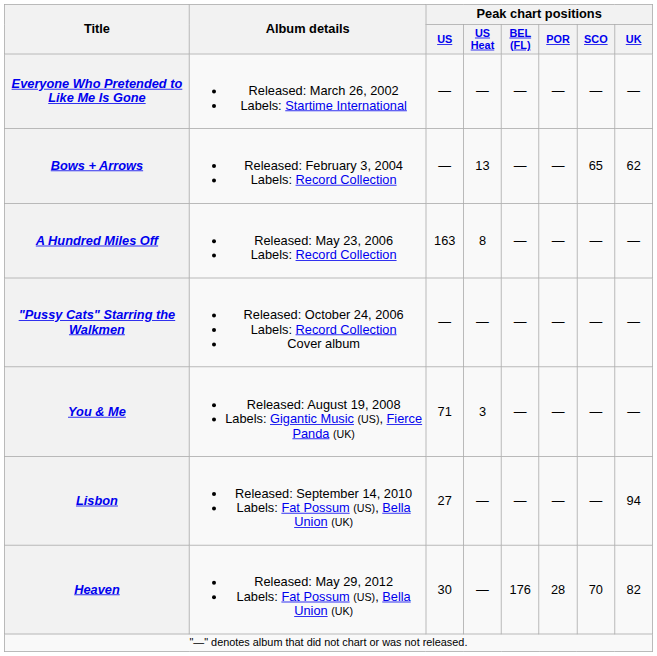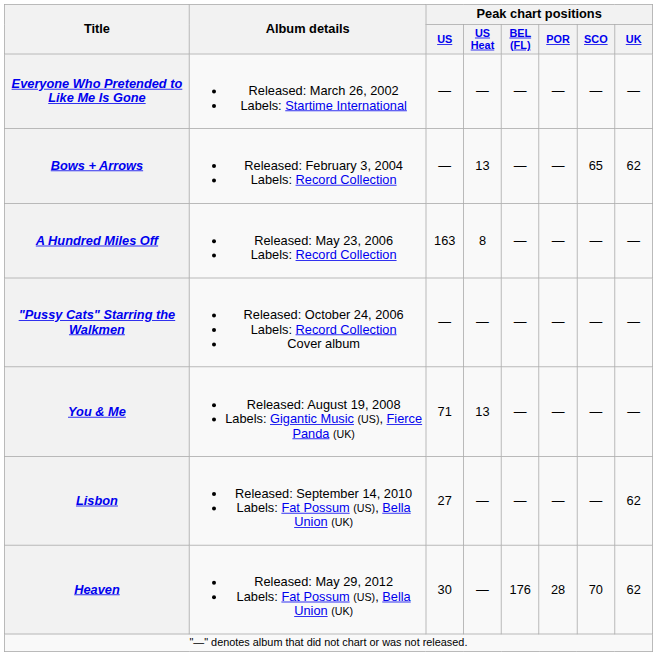(482, 411) 3 -> (482, 411) 13
(634, 500) 94 -> (634, 500) 62
(634, 589) 82 -> (634, 589) 62
